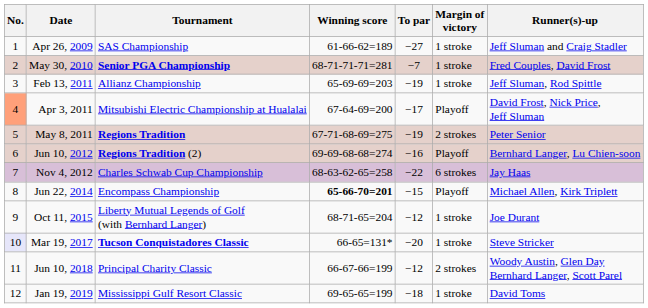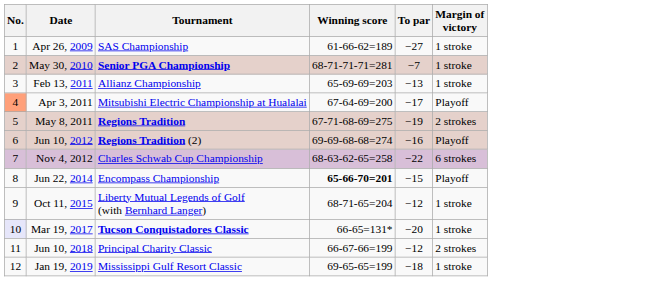- column: (565, 20)
(414, 83) −19 -> (414, 83) −13
